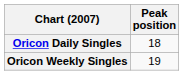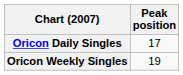(154, 43) 18 -> (154, 43) 17
